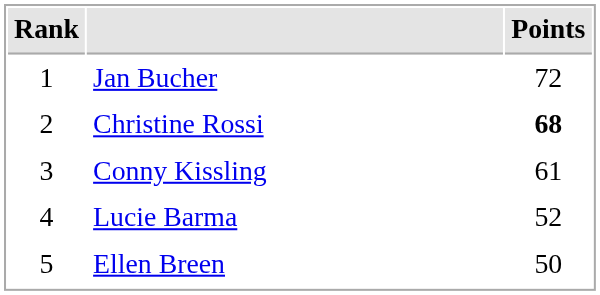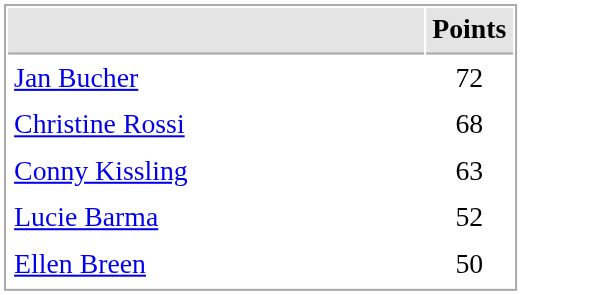- column: (47, 29)
(548, 124) bold -> (469, 124) normal
(548, 171) 61 -> (469, 171) 63
